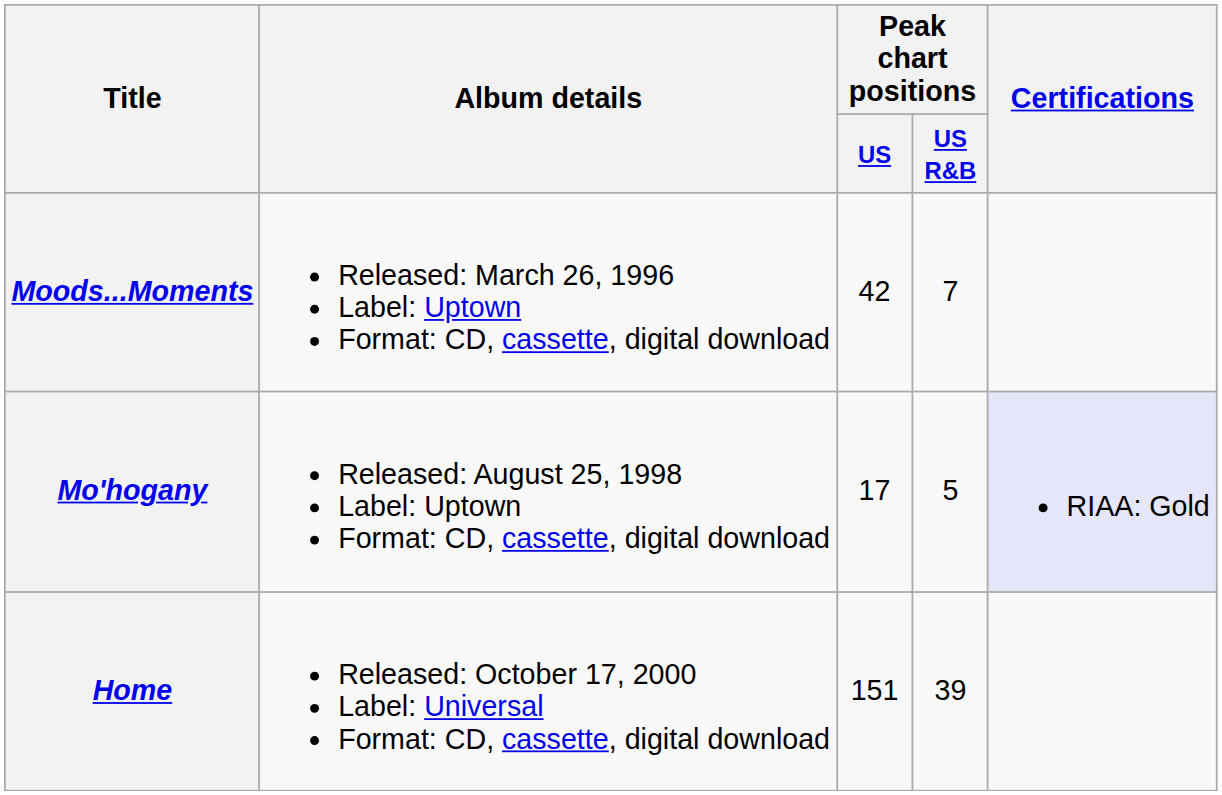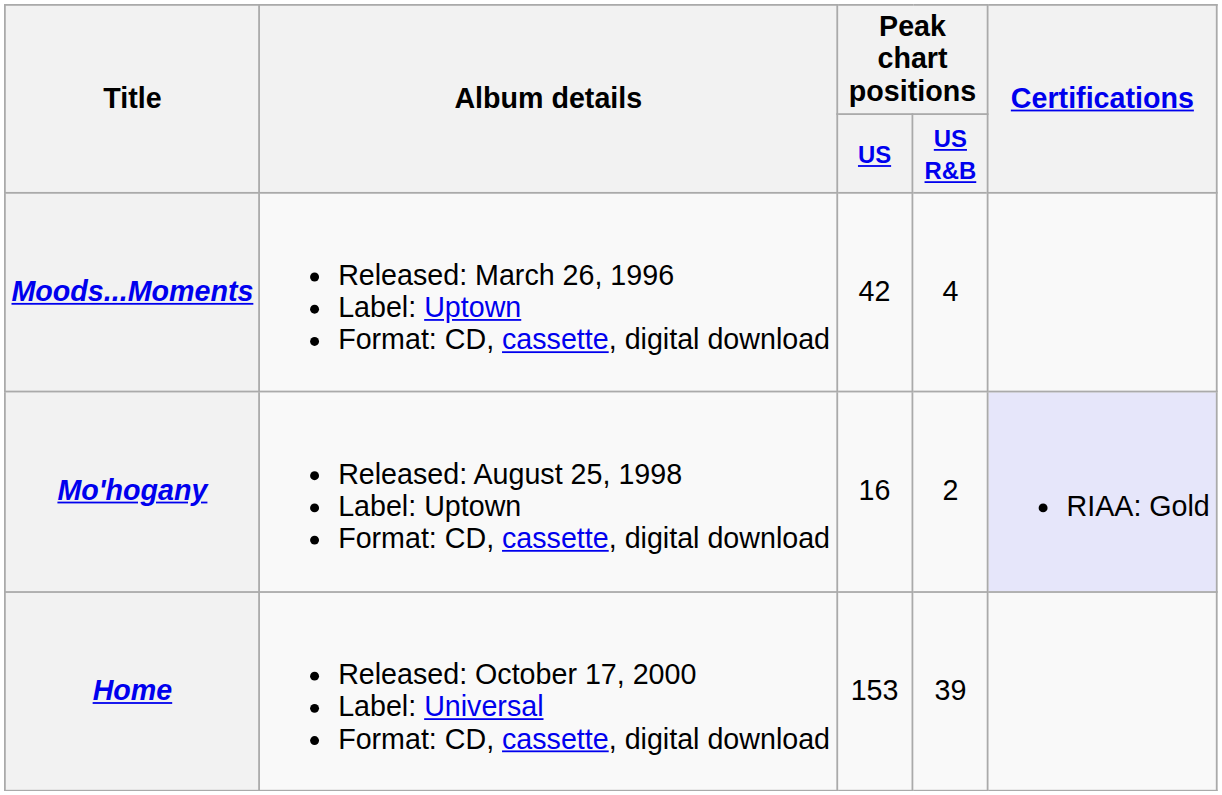(950, 291) 7 -> (950, 291) 4
(875, 491) 17 -> (875, 491) 16
(950, 491) 5 -> (950, 491) 2
(875, 690) 151 -> (875, 690) 153
